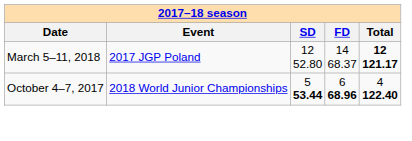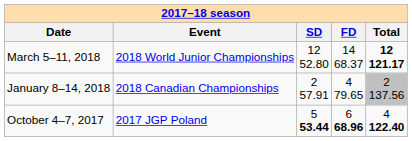(155, 57) 2017 JGP Poland -> (205, 57) 2018 World Junior Championships
+ row: (59, 89)
(198, 89) 2018 World Junior Championships -> (161, 120) 2017 JGP Poland
